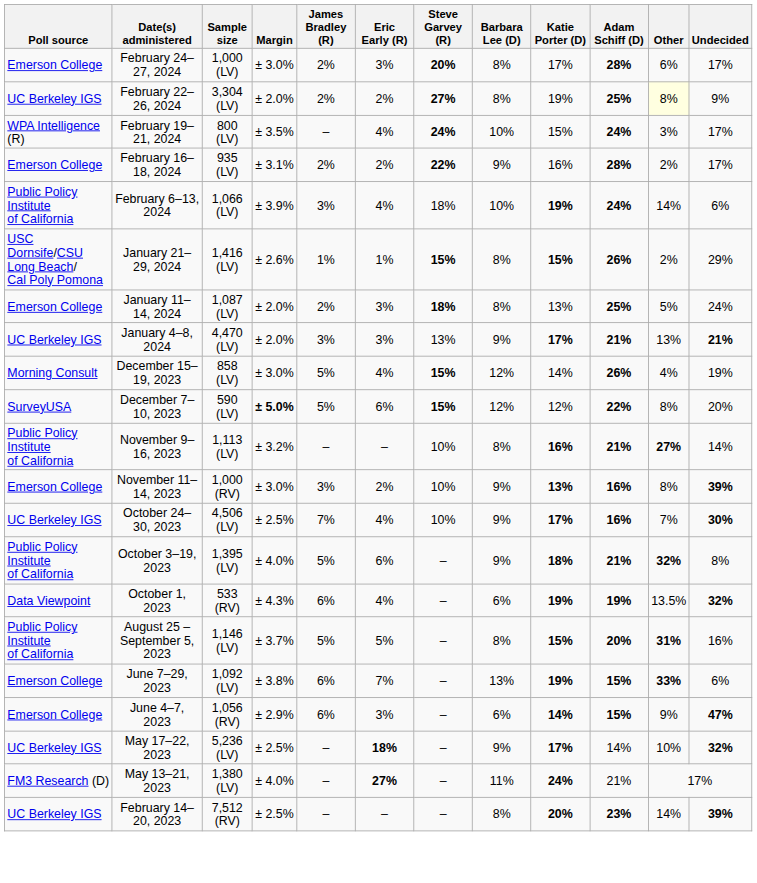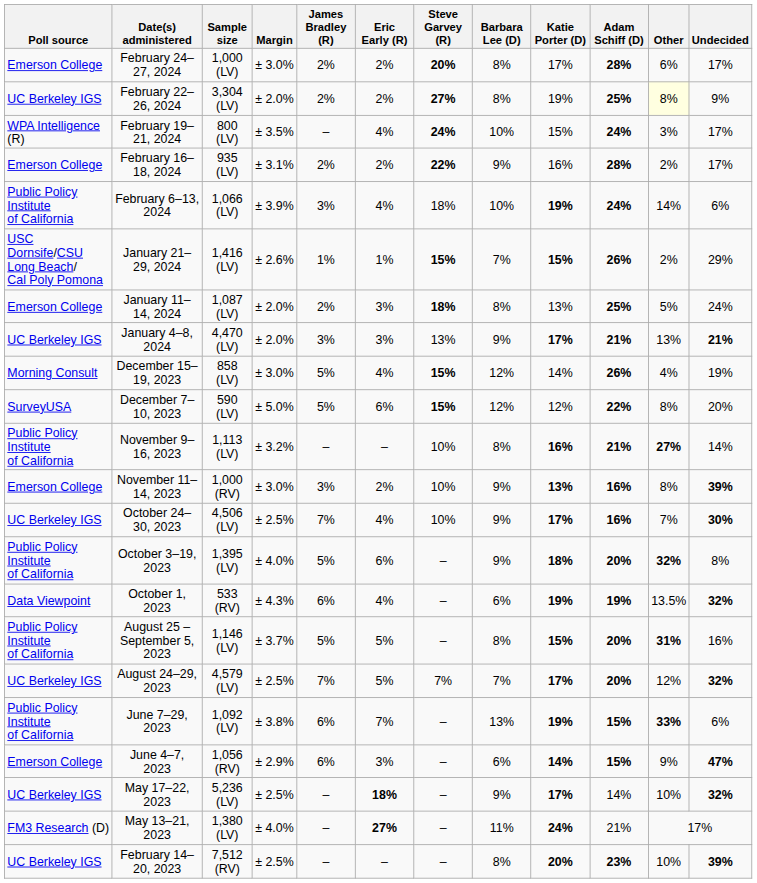(385, 65) 3% -> (385, 65) 2%
(502, 260) 8% -> (502, 260) 7%
(274, 407) bold -> (274, 407) normal
(619, 561) 21% -> (619, 561) 20%
+ row: (157, 681)
(55, 681) Emerson College -> (42, 721) Public Policy Institute of California
(669, 815) 14% -> (669, 862) 10%
